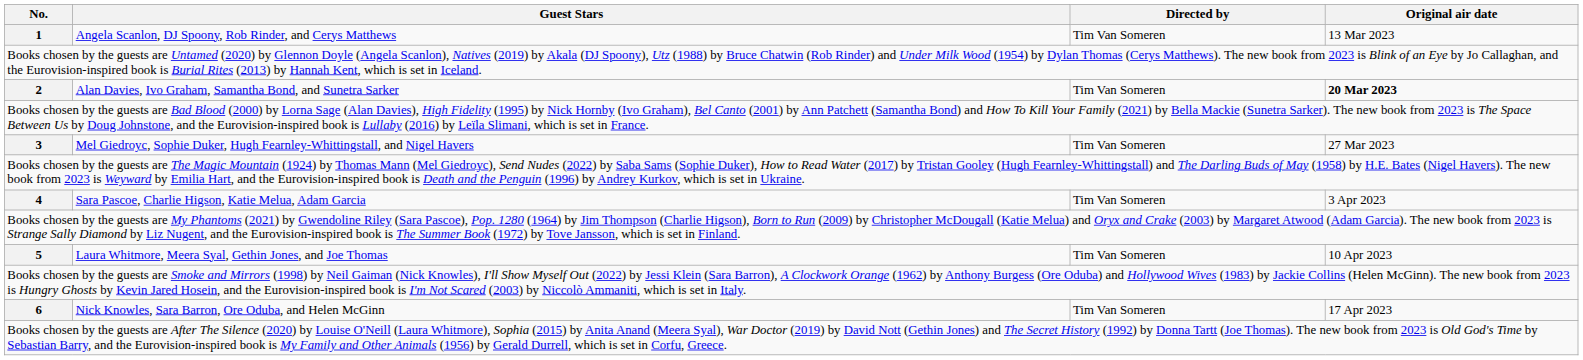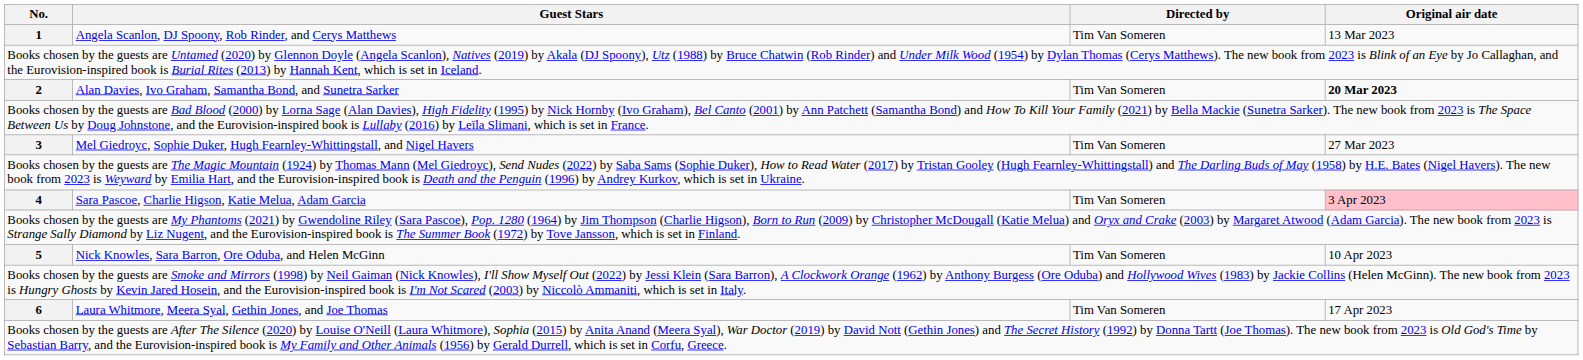(1357, 199) no background -> (1357, 199) pink background
(232, 254) Laura Whitmore, Meera Syal, Gethin Jones, and Joe Thomas -> (230, 254) Nick Knowles, Sara Barron, Ore Oduba, and Helen McGinn
(230, 309) Nick Knowles, Sara Barron, Ore Oduba, and Helen McGinn -> (232, 309) Laura Whitmore, Meera Syal, Gethin Jones, and Joe Thomas
